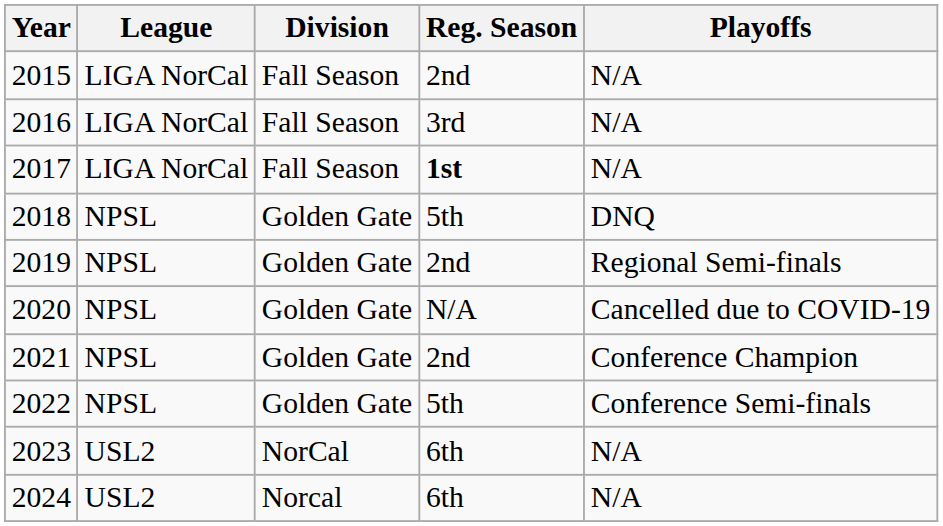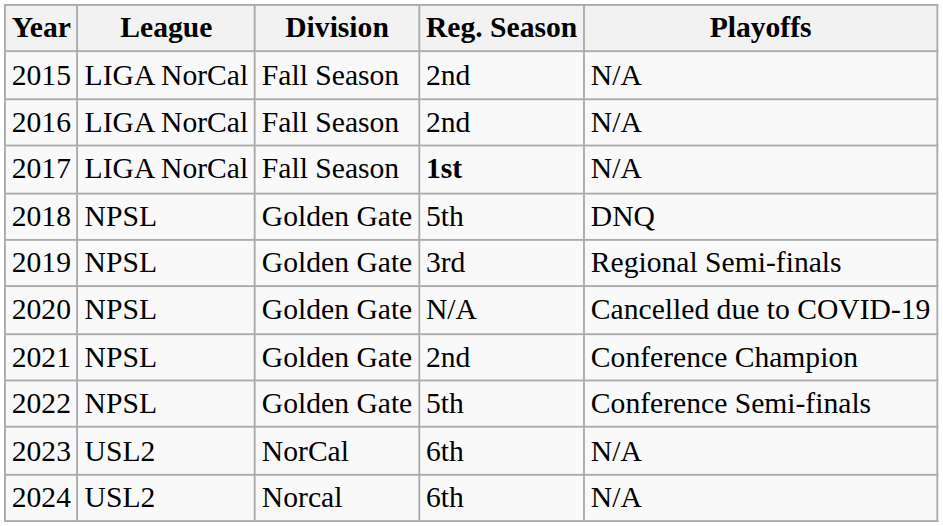(446, 121) 3rd -> (448, 121) 2nd
(448, 262) 2nd -> (446, 262) 3rd
